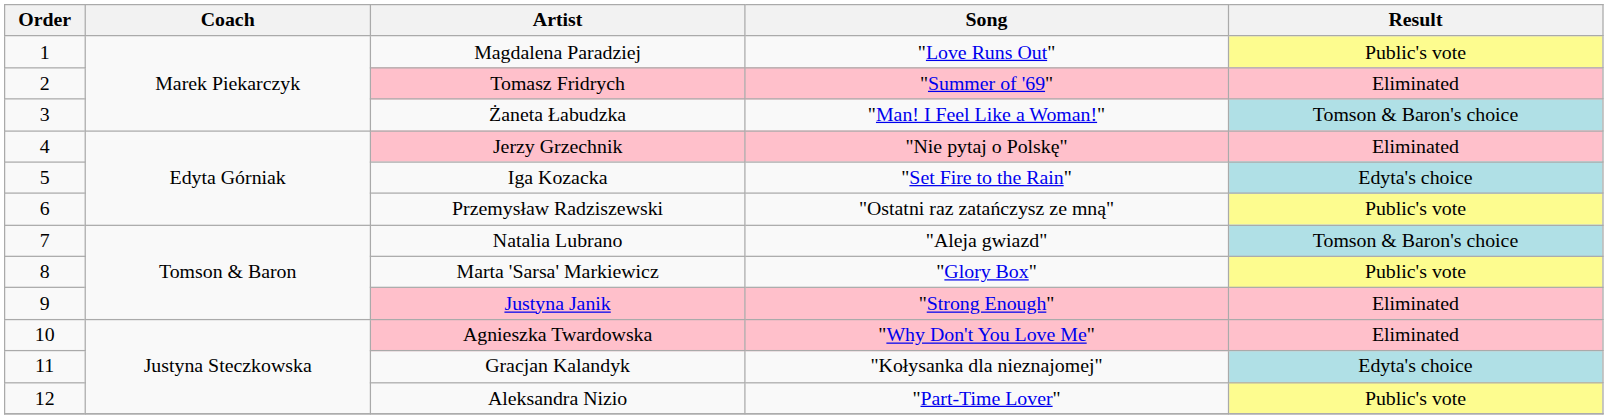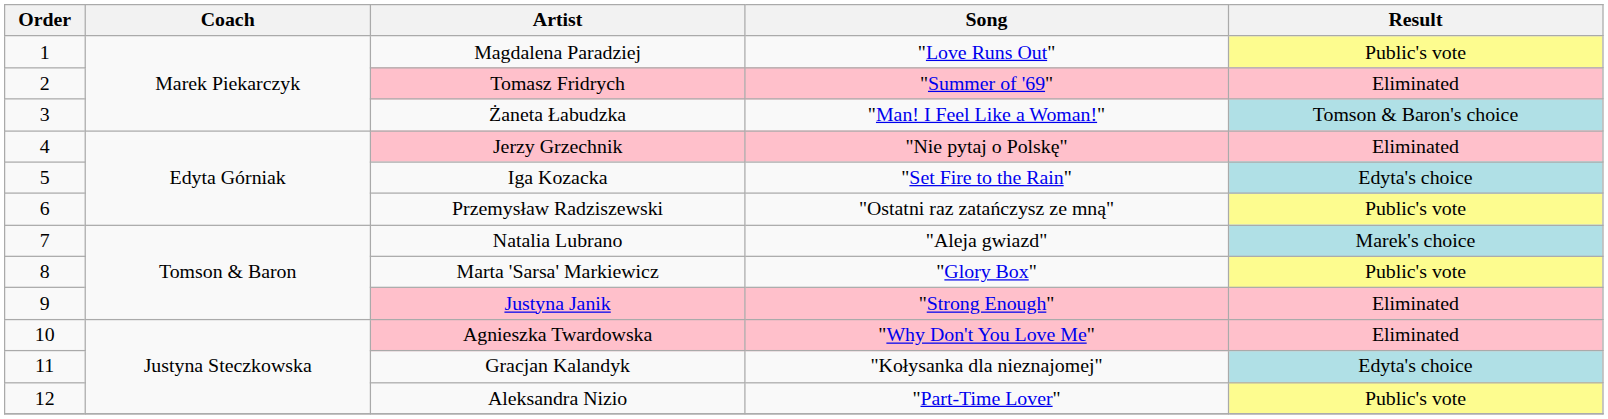(1415, 240) Tomson & Baron's choice -> (1415, 240) Marek's choice
